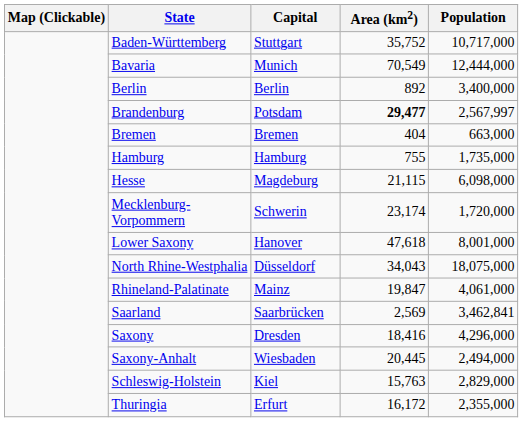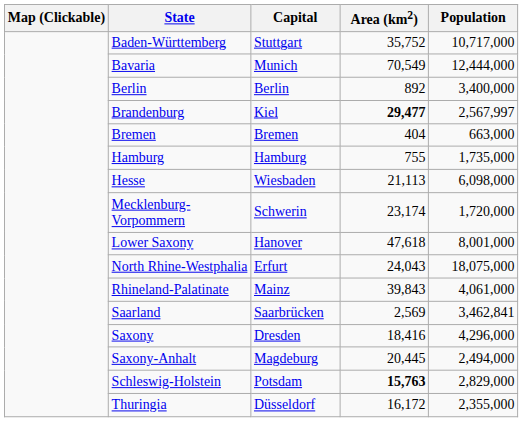(278, 112) Potsdam -> (266, 112) Kiel
(286, 181) Magdeburg -> (285, 181) Wiesbaden
(406, 181) 21,115 -> (406, 181) 21,113
(285, 266) Düsseldorf -> (271, 266) Erfurt
(406, 266) 34,043 -> (406, 266) 24,043
(406, 289) 19,847 -> (406, 289) 39,843
(285, 359) Wiesbaden -> (286, 359) Magdeburg
(266, 382) Kiel -> (278, 382) Potsdam
(406, 382) normal -> (406, 382) bold
(271, 405) Erfurt -> (285, 405) Düsseldorf
